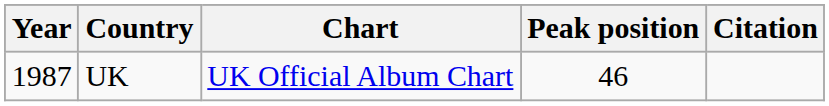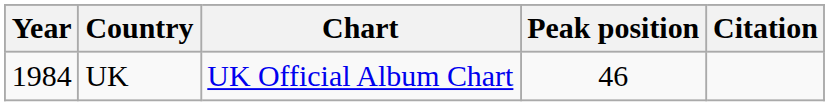(42, 75) 1987 -> (42, 75) 1984
